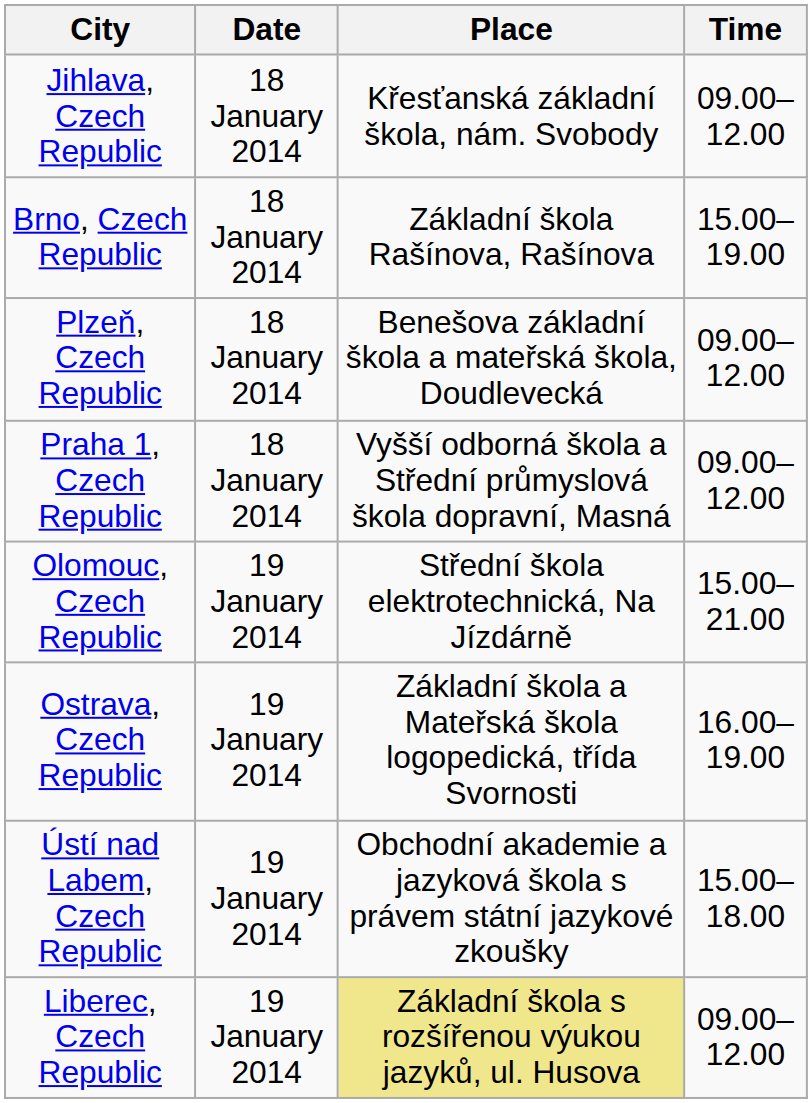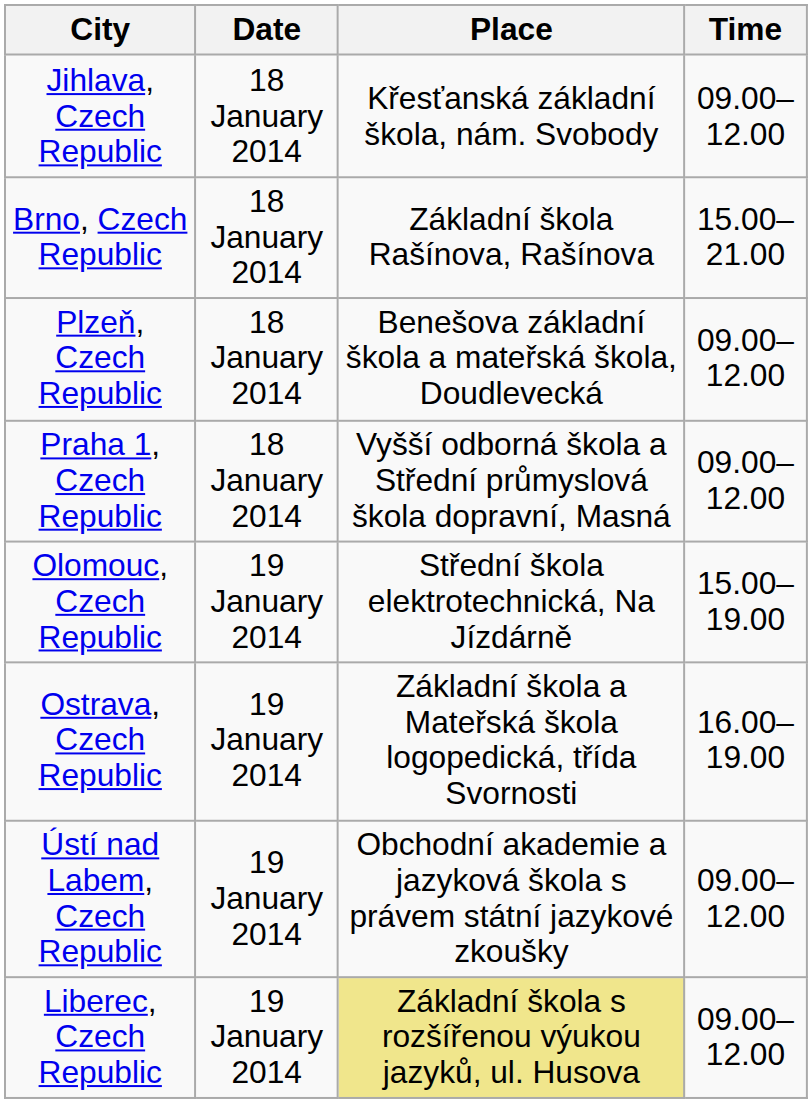(745, 237) 15.00–19.00 -> (745, 237) 15.00–21.00
(745, 601) 15.00–21.00 -> (745, 601) 15.00–19.00
(745, 898) 15.00–18.00 -> (745, 898) 09.00–12.00
